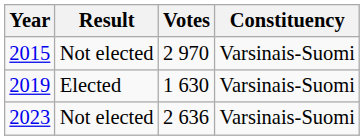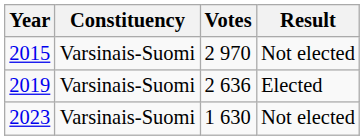columns swapped: (287, 20) <-> (107, 20)
(186, 85) 1 630 -> (228, 85) 2 636
(186, 118) 2 636 -> (228, 118) 1 630
